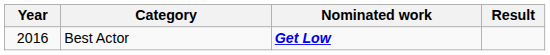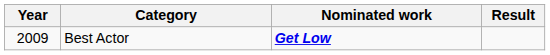(33, 38) 2016 -> (33, 38) 2009
